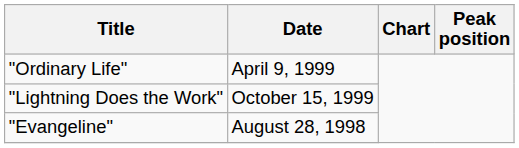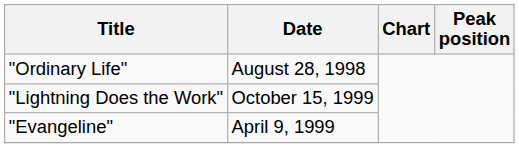(283, 68) April 9, 1999 -> (299, 68) August 28, 1998
(299, 127) August 28, 1998 -> (283, 127) April 9, 1999
